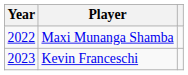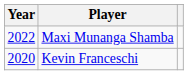(21, 59) 2023 -> (21, 59) 2020
